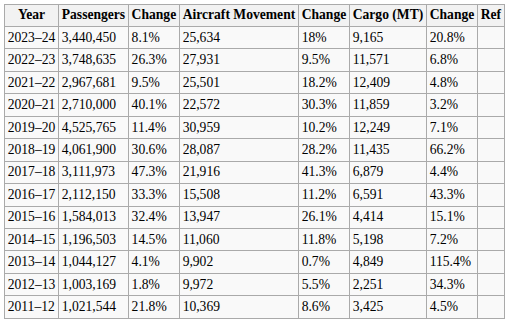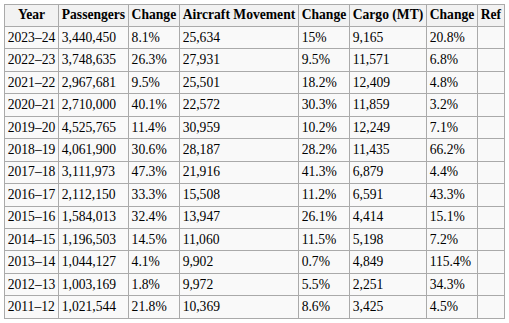(314, 37) 18% -> (314, 37) 15%
(201, 149) 28,087 -> (201, 149) 28,187
(319, 239) 11.8% -> (319, 239) 11.5%
